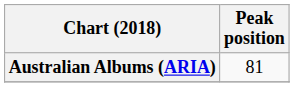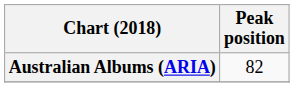(254, 67) 81 -> (254, 67) 82
